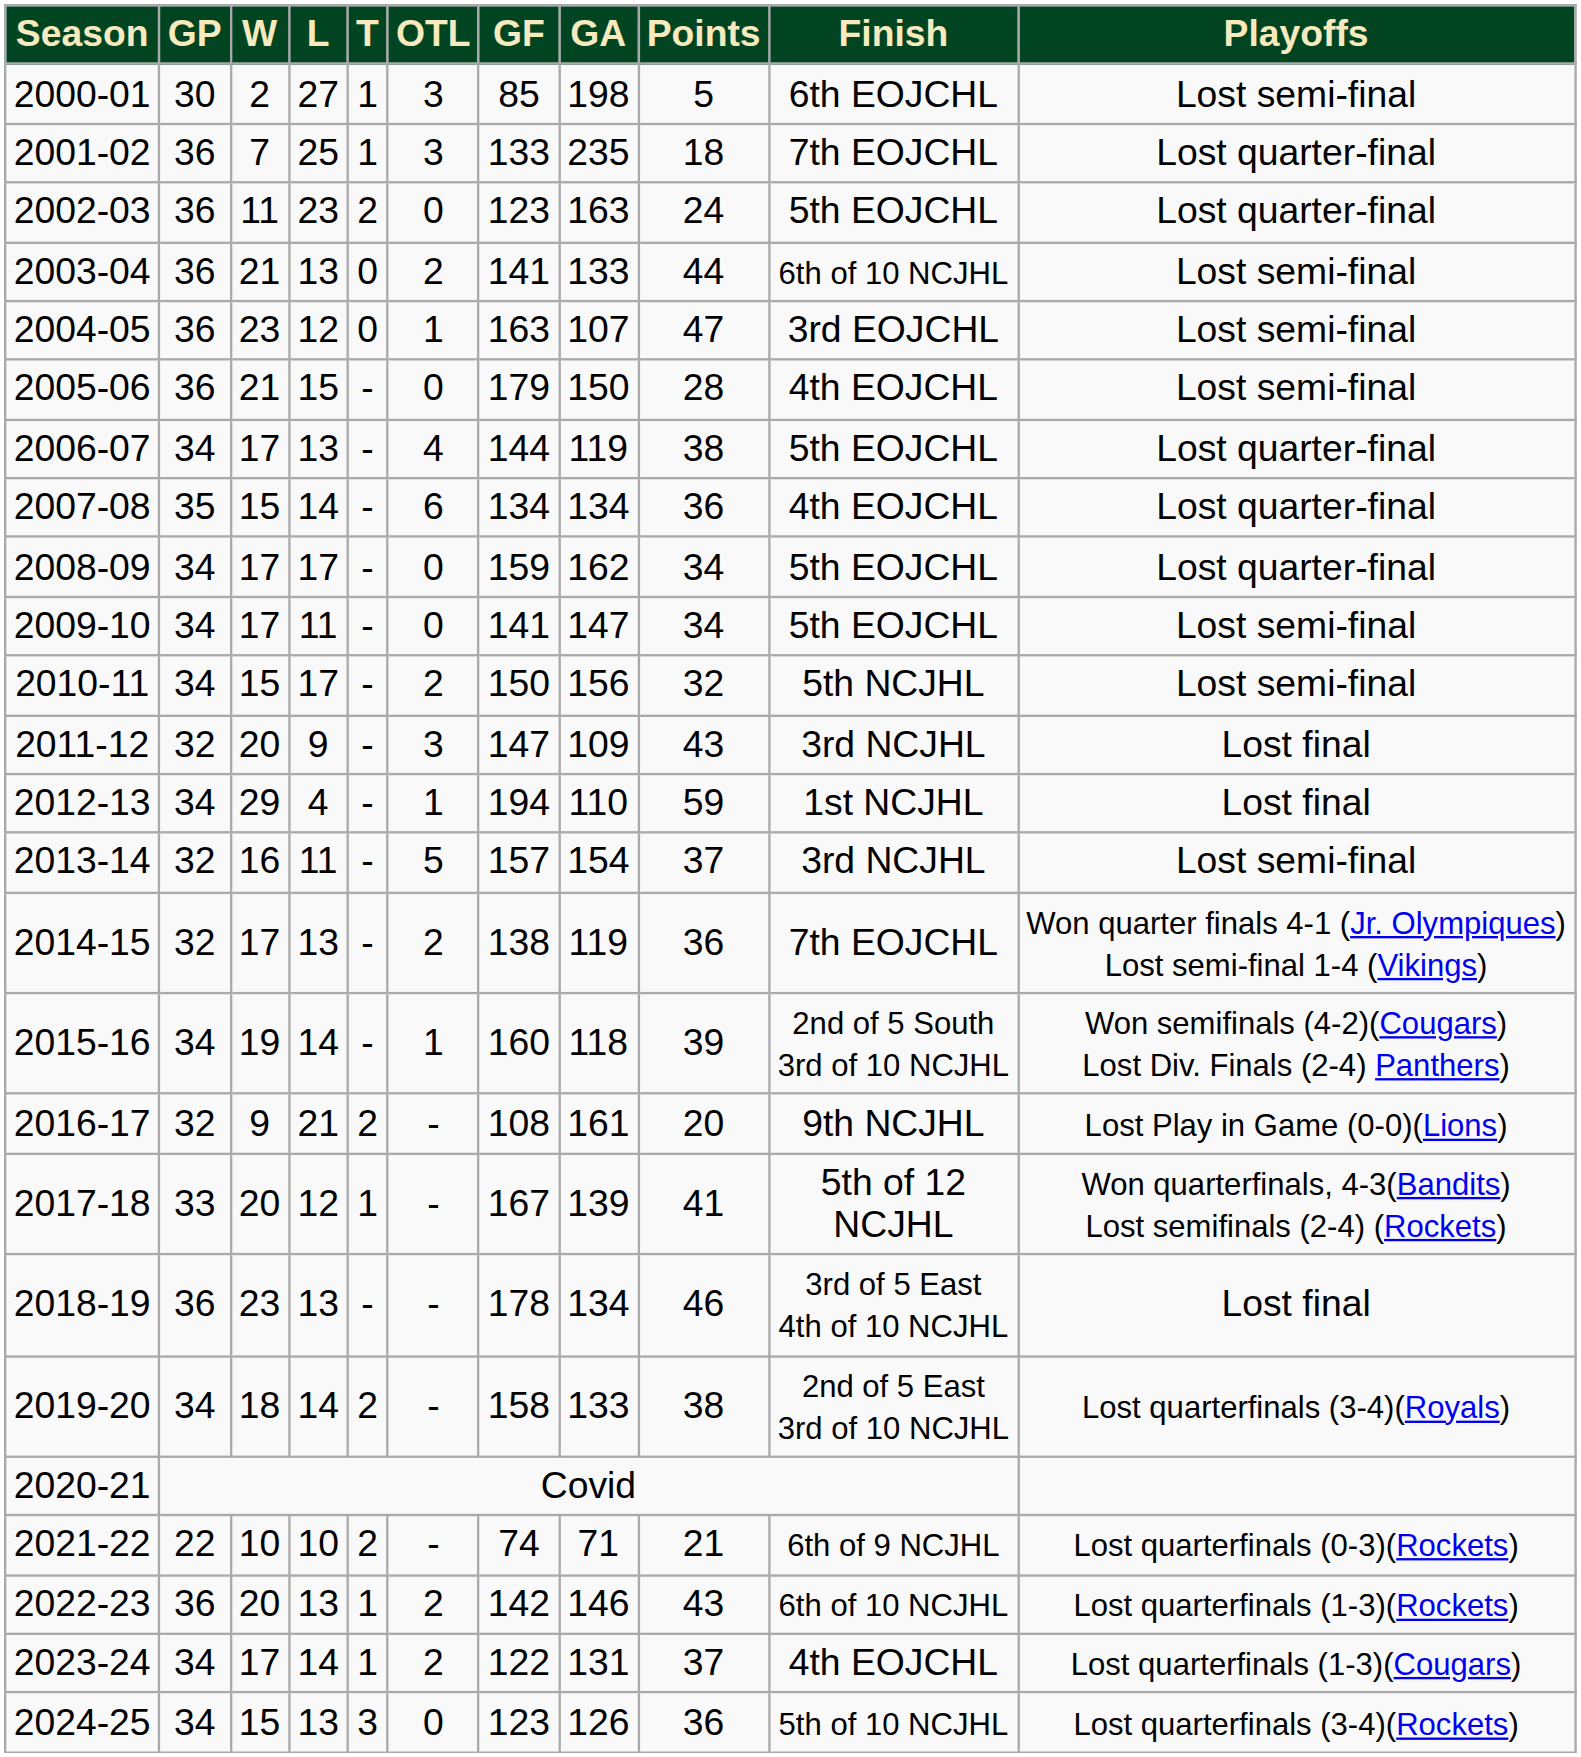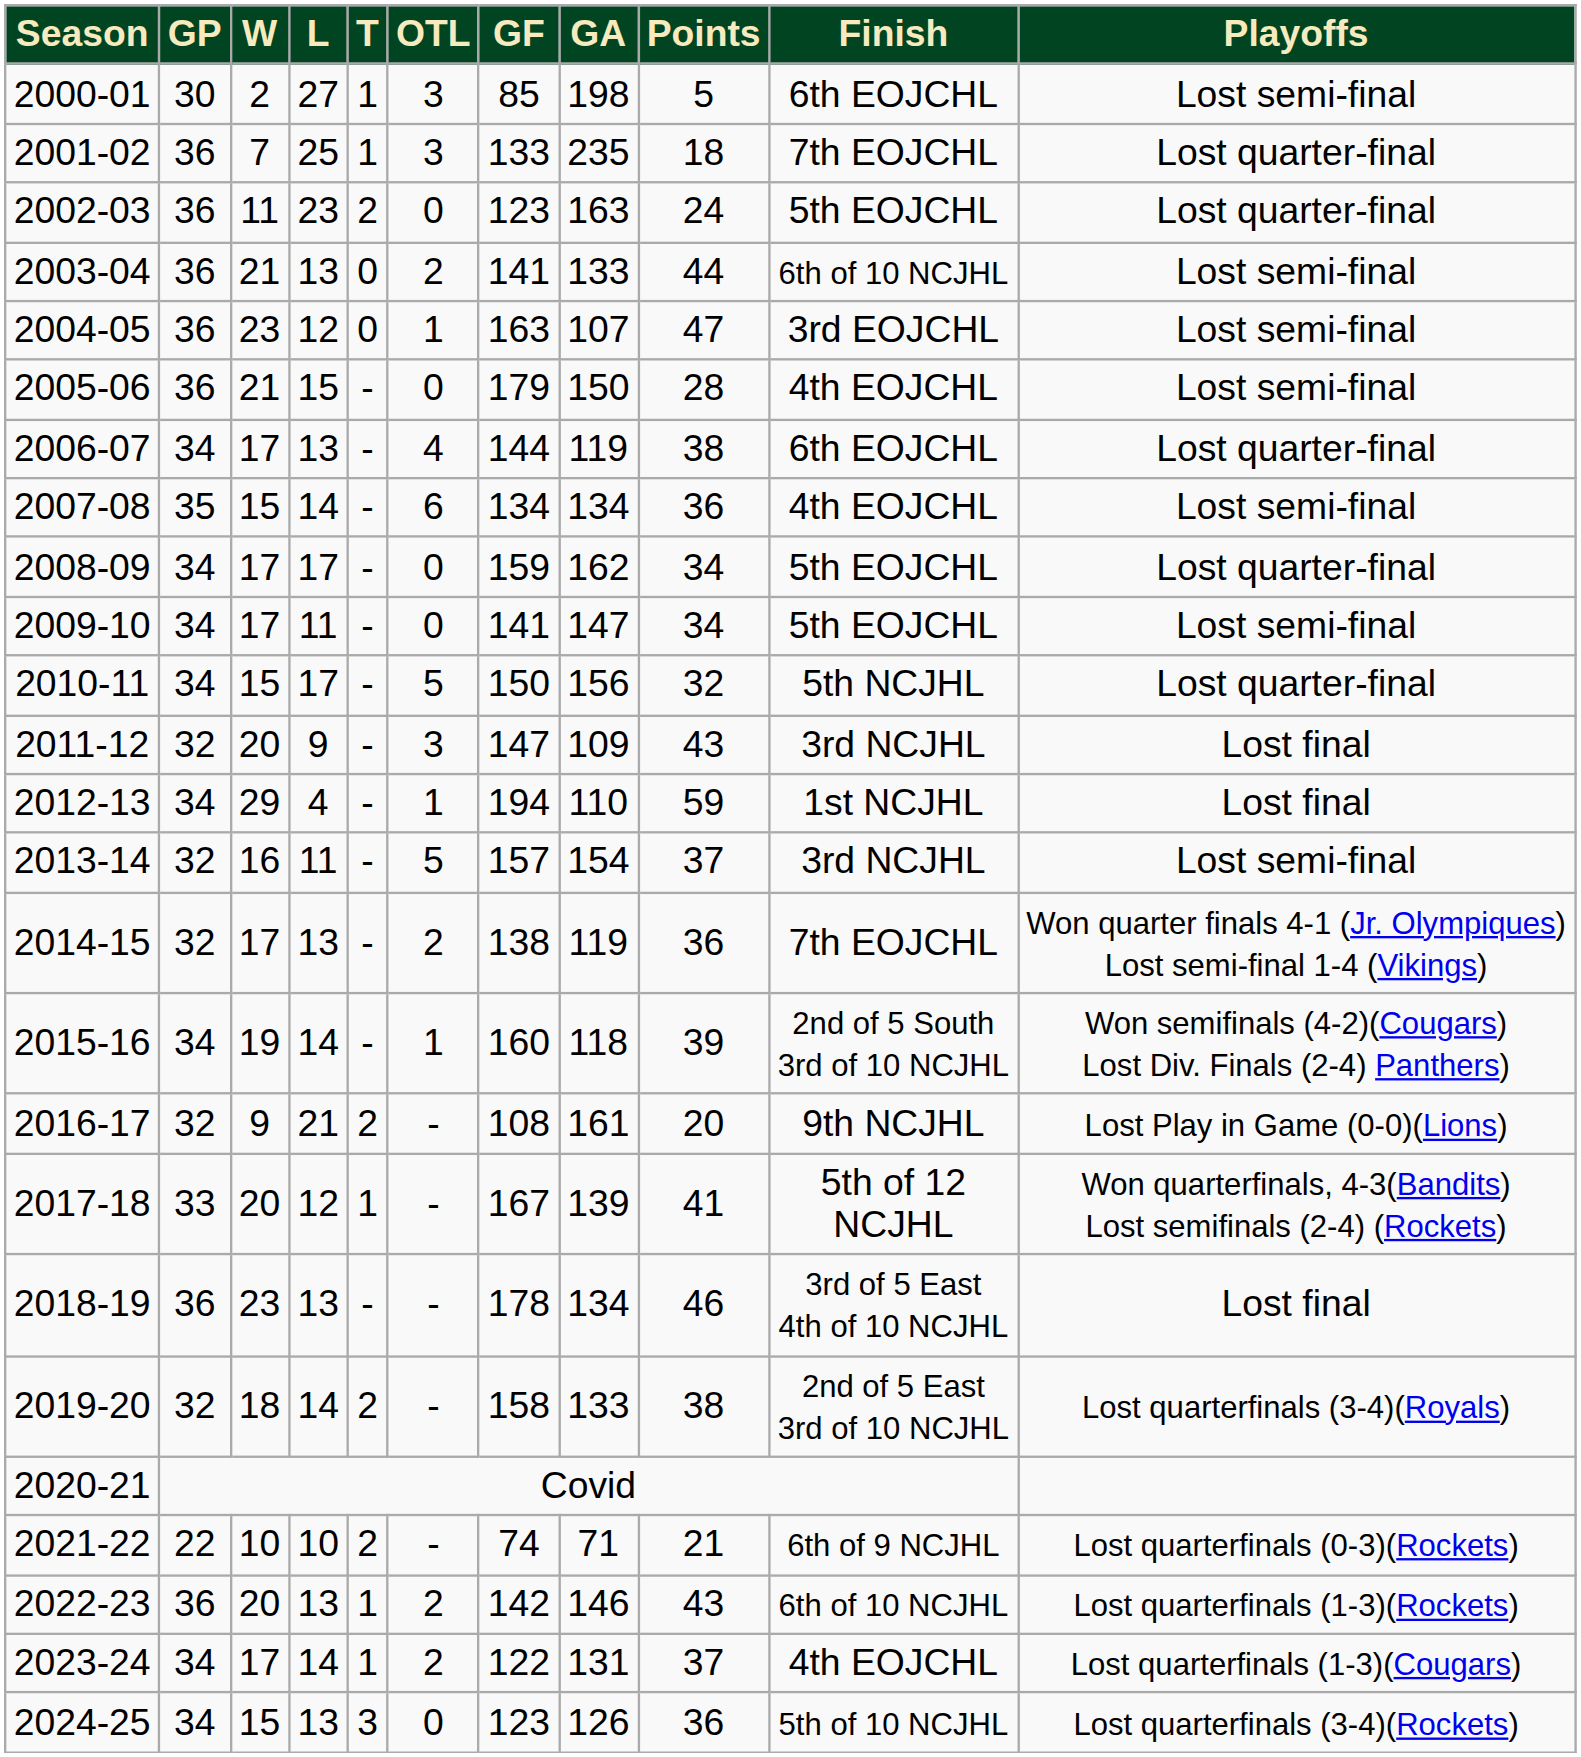(893, 447) 5th EOJCHL -> (893, 447) 6th EOJCHL
(1296, 507) Lost quarter-final -> (1296, 507) Lost semi-final
(433, 684) 2 -> (433, 684) 5
(1296, 684) Lost semi-final -> (1296, 684) Lost quarter-final
(195, 1405) 34 -> (195, 1405) 32
